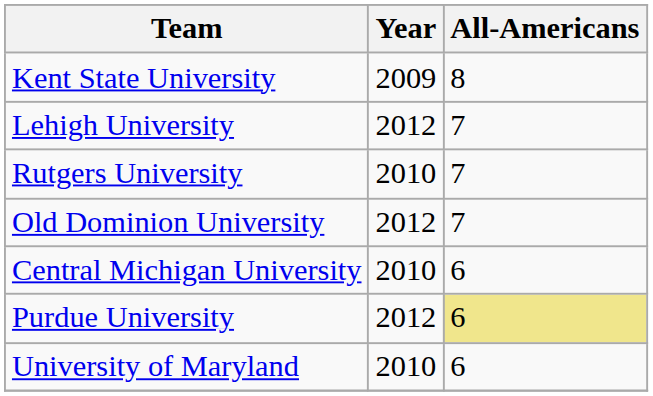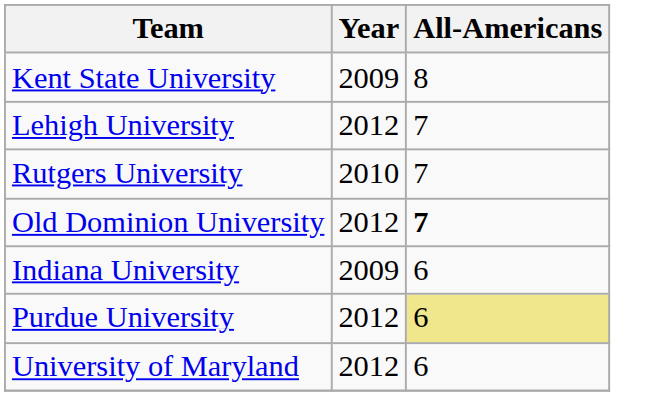(458, 221) normal -> (421, 221) bold
- row: (187, 269)
+ row: (126, 269)
(406, 366) 2010 -> (369, 366) 2012
